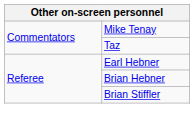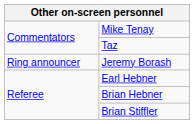+ row: (136, 62)
